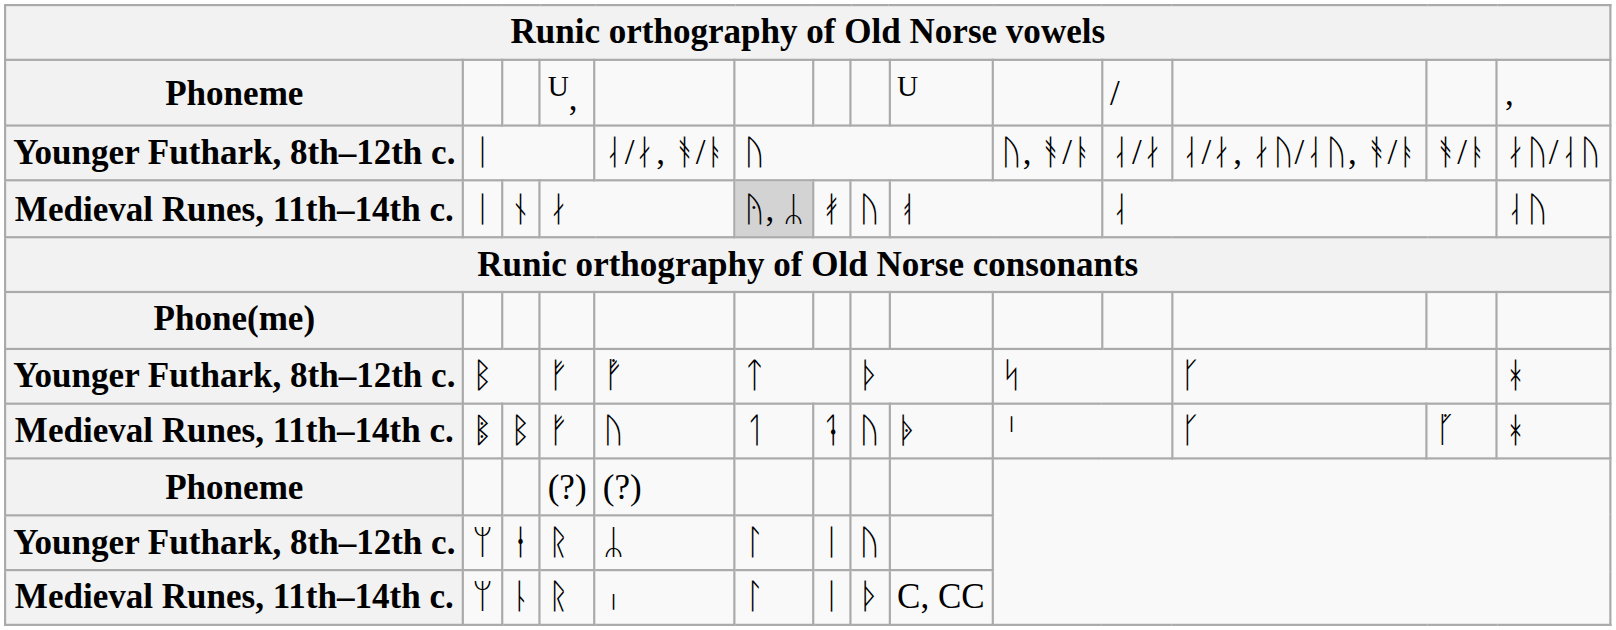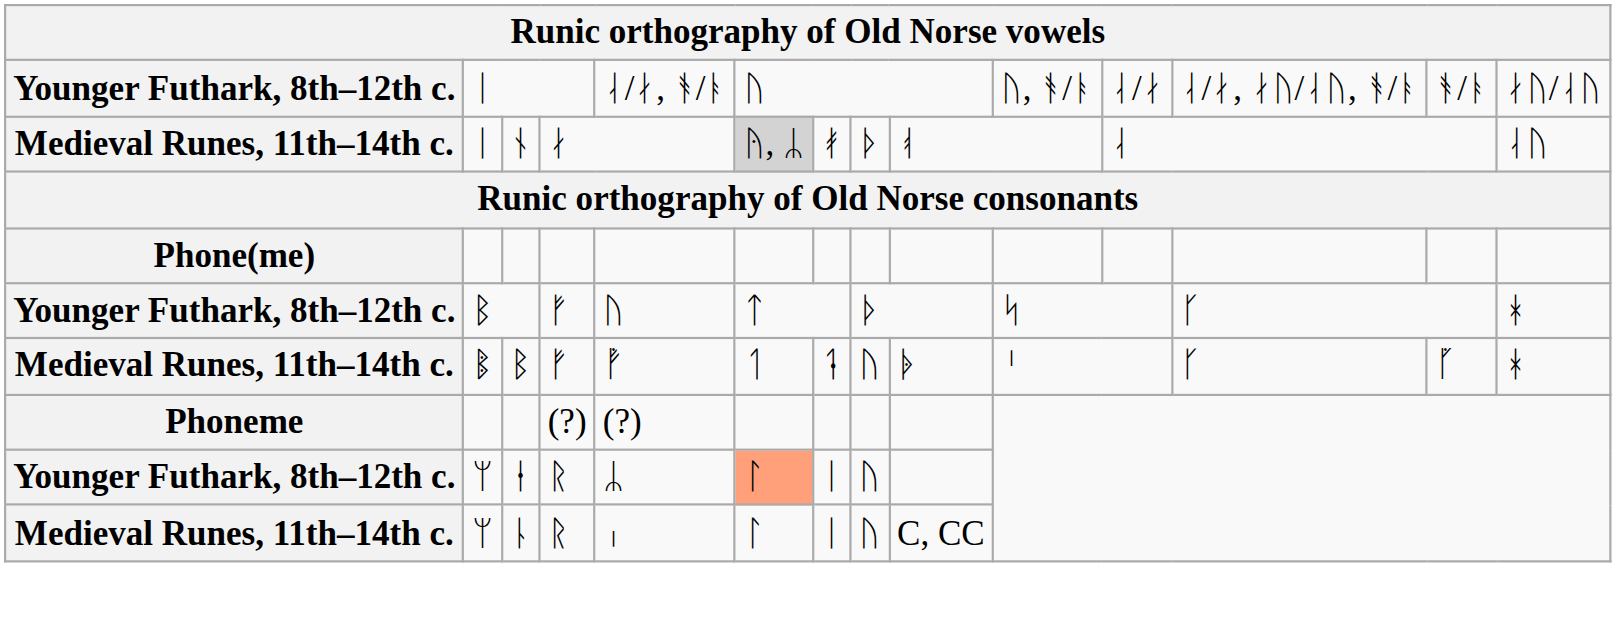- row: (234, 92)
(870, 208) ᚢ -> (870, 143) ᚦ
(614, 375) ᚡ -> (614, 310) ᚢ
(614, 430) ᚢ -> (614, 365) ᚡ
(754, 541) no background -> (754, 476) lightsalmon background
(870, 597) ᚦ -> (870, 532) ᚢ
